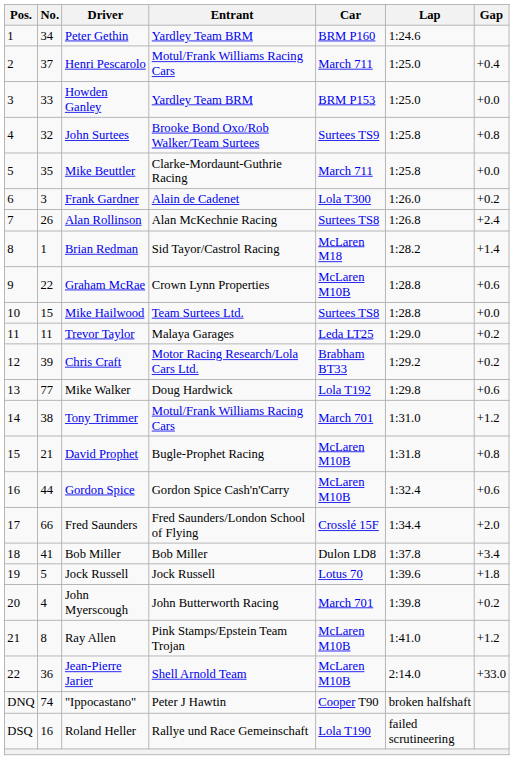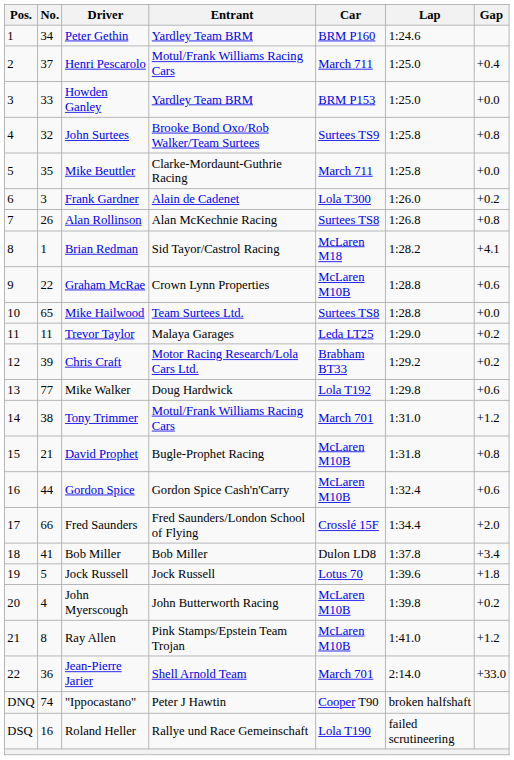(488, 220) +2.4 -> (488, 220) +0.8
(488, 248) +1.4 -> (488, 248) +4.1
(47, 312) 15 -> (47, 312) 65
(346, 602) March 701 -> (341, 602) McLaren M10B
(341, 674) McLaren M10B -> (346, 674) March 701
